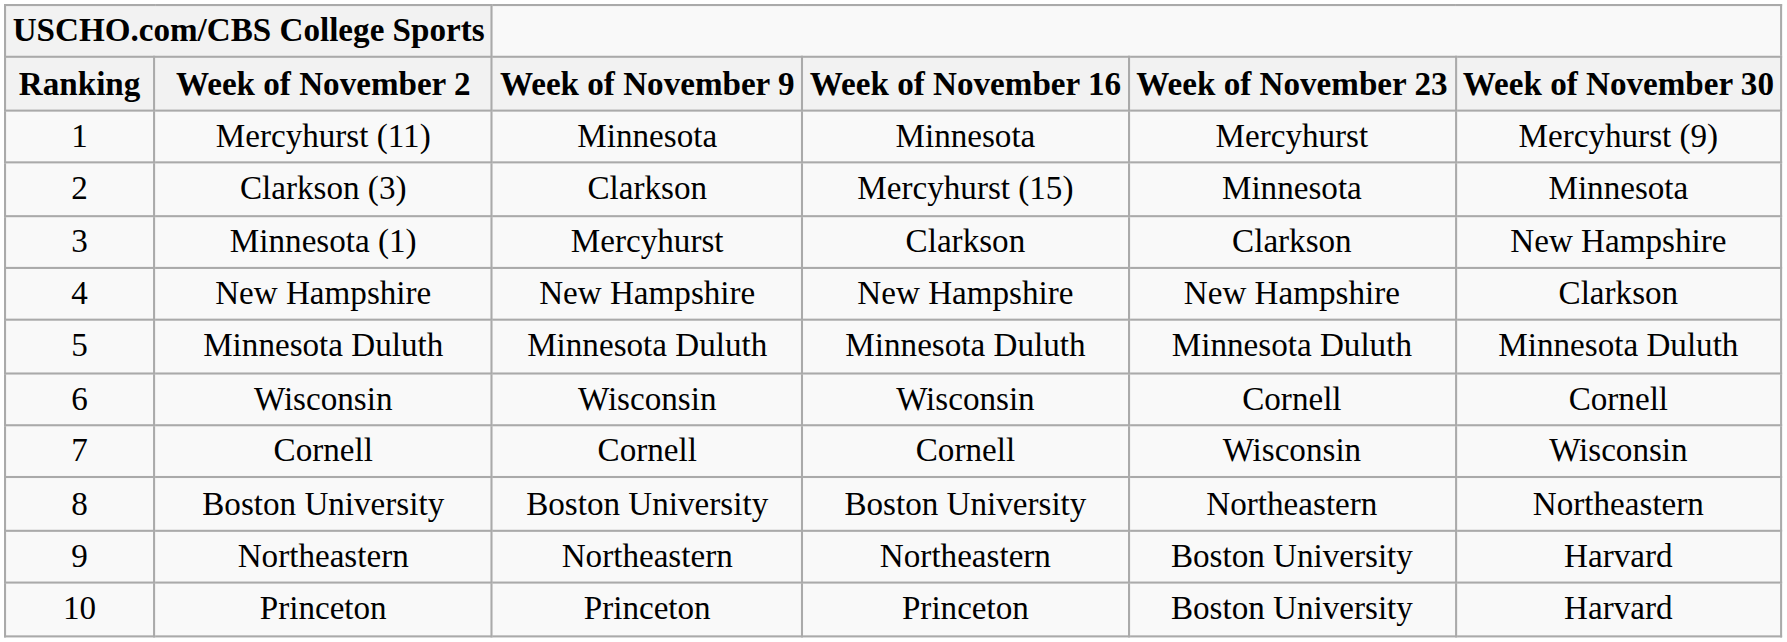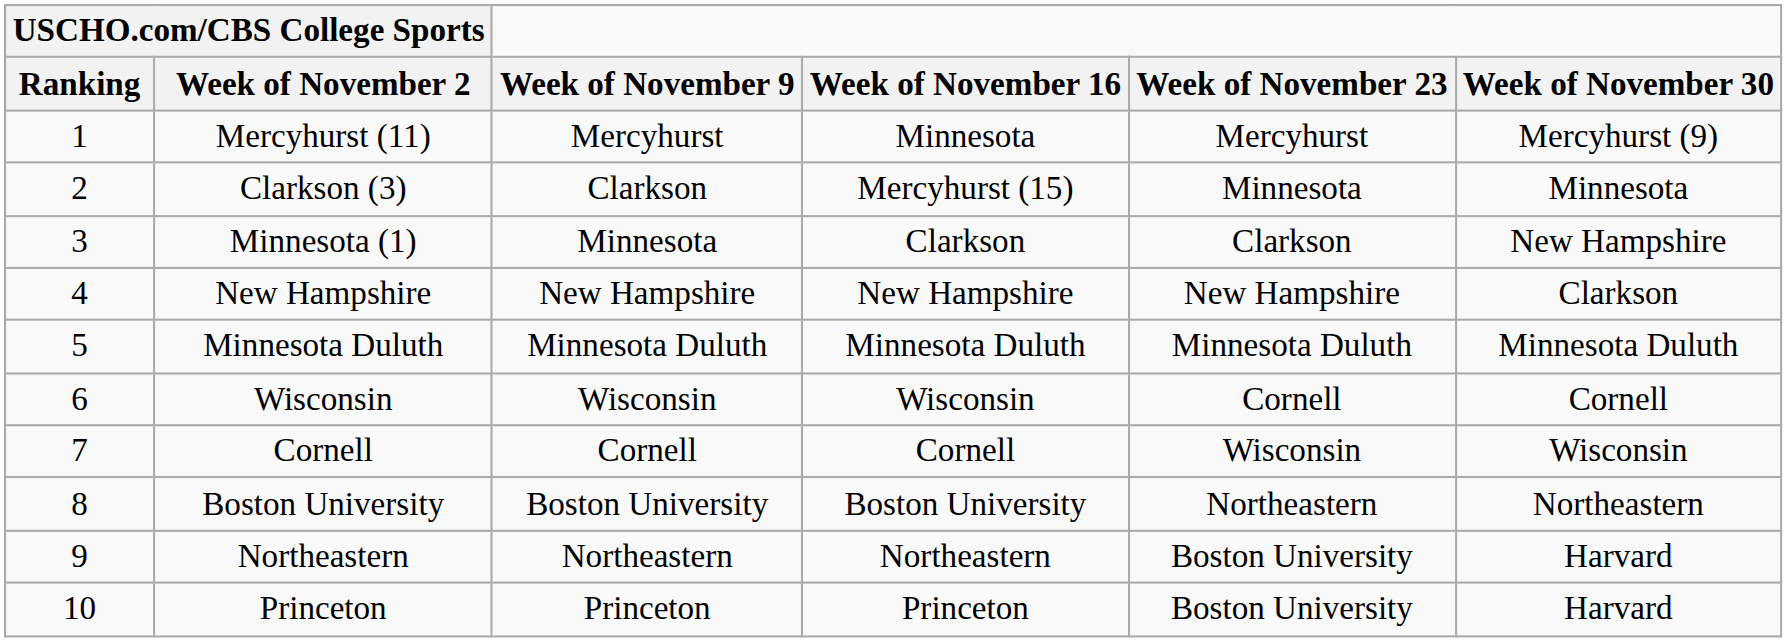(647, 135) Minnesota -> (647, 135) Mercyhurst
(647, 240) Mercyhurst -> (647, 240) Minnesota
